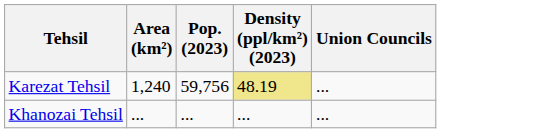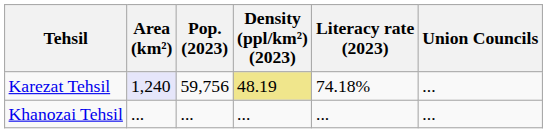+ column: (365, 38)
(151, 85) no background -> (151, 85) lavender background
